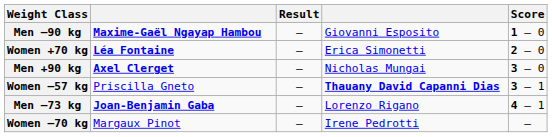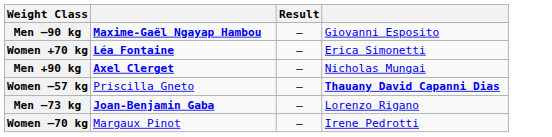- column: (528, 14)
